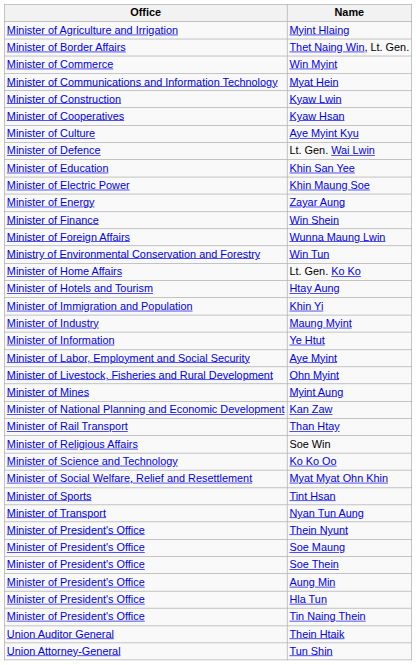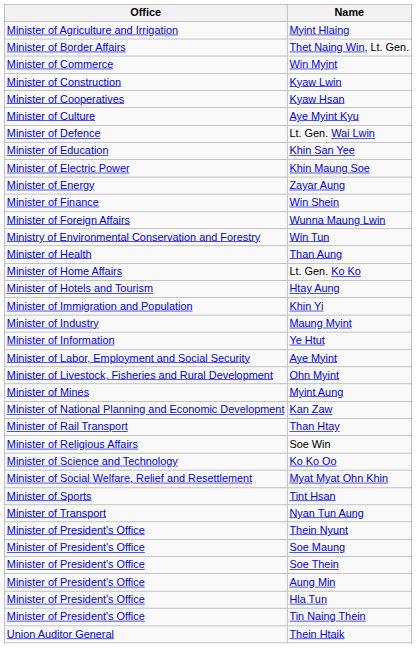- row: (314, 82)
+ row: (316, 254)
- row: (311, 651)
